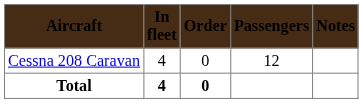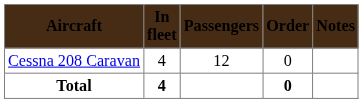columns swapped: (205, 26) <-> (272, 26)
